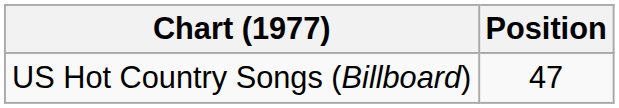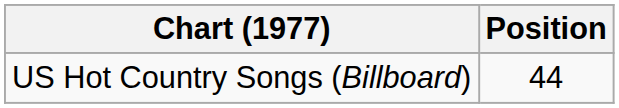(546, 77) 47 -> (546, 77) 44
